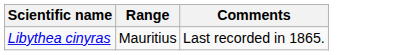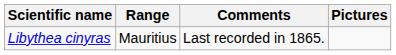+ column: (359, 15)
